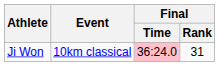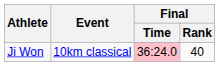(197, 52) 31 -> (197, 52) 40
